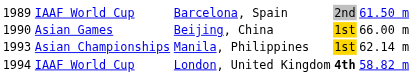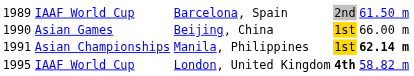(17, 47) 1993 -> (17, 47) 1991
(384, 47) normal -> (384, 47) bold
(17, 64) 1994 -> (17, 64) 1995
